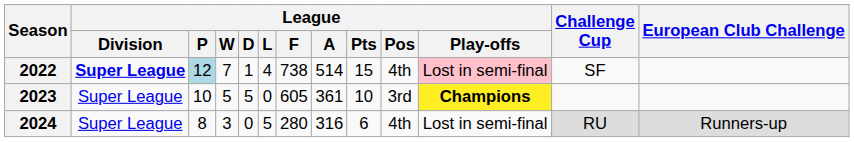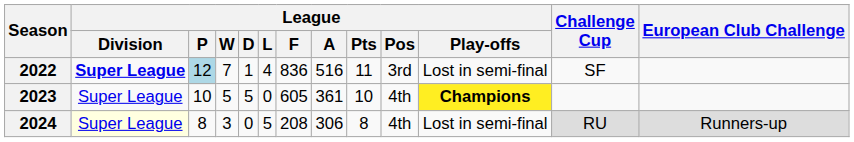(294, 70) 738 -> (294, 70) 836
(329, 70) 514 -> (329, 70) 516
(364, 70) 15 -> (364, 70) 11
(400, 70) 4th -> (400, 70) 3rd
(485, 70) pink background -> (485, 70) no background
(400, 96) 3rd -> (400, 96) 4th
(130, 123) no background -> (130, 123) lightyellow background
(294, 123) 280 -> (294, 123) 208
(329, 123) 316 -> (329, 123) 306
(364, 123) 6 -> (364, 123) 8
